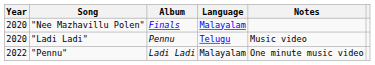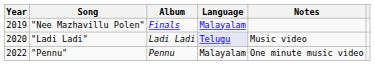(17, 25) 2020 -> (17, 25) 2019
(162, 39) Pennu -> (172, 39) Ladi Ladi
(215, 39) no background -> (215, 39) lavender background
(172, 53) Ladi Ladi -> (162, 53) Pennu
